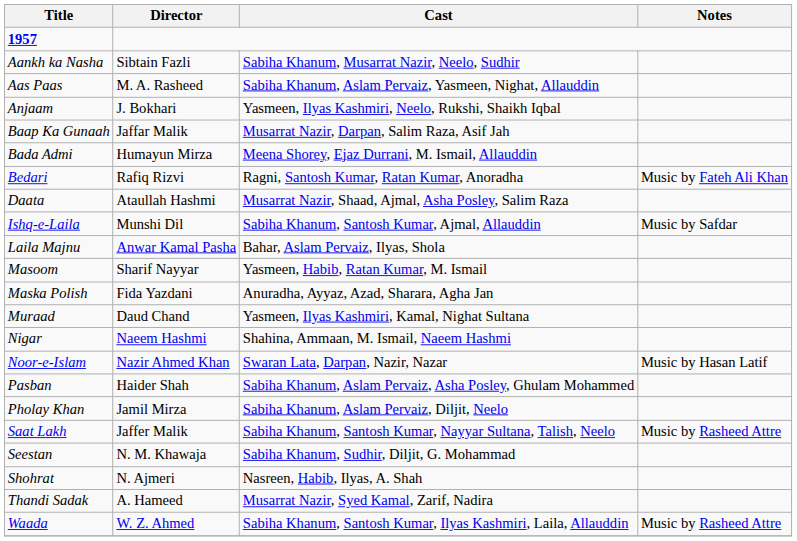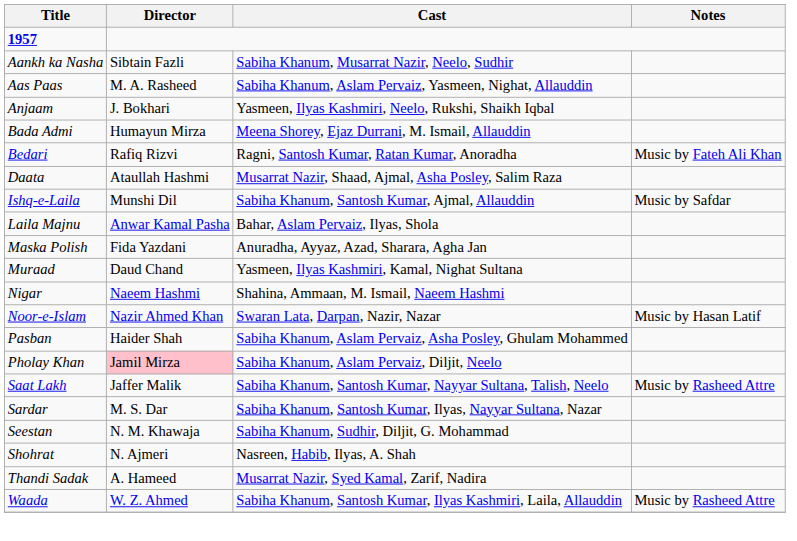- row: (59, 131)
- row: (33, 270)
(151, 408) no background -> (145, 362) pink background
+ row: (28, 408)
